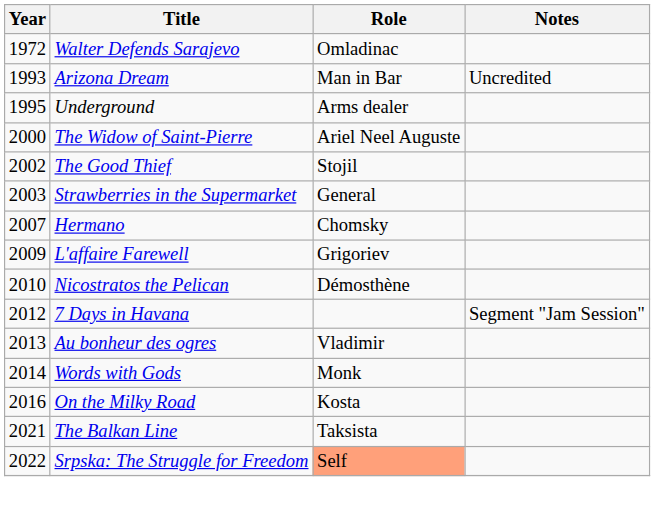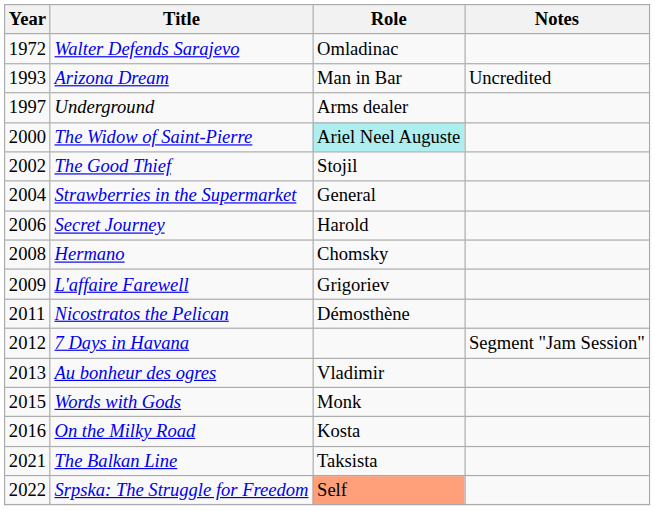(27, 107) 1995 -> (27, 107) 1997
(389, 136) no background -> (389, 136) paleturquoise background
(27, 195) 2003 -> (27, 195) 2004
+ row: (110, 225)
(27, 225) 2007 -> (27, 254) 2008
(27, 284) 2010 -> (27, 313) 2011
(27, 372) 2014 -> (27, 401) 2015
